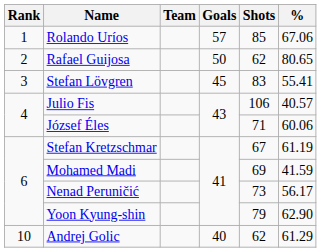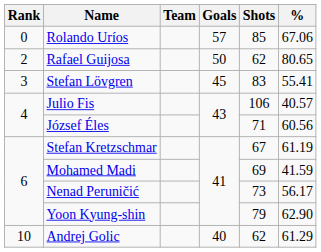(24, 37) 1 -> (24, 37) 0
(297, 125) 60.06 -> (297, 125) 60.56
